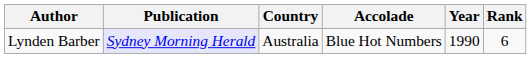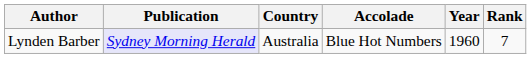(464, 41) 1990 -> (464, 41) 1960
(505, 41) 6 -> (505, 41) 7
